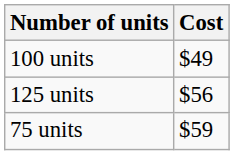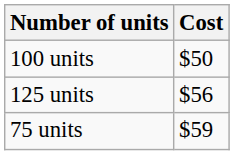(196, 58) $49 -> (196, 58) $50
